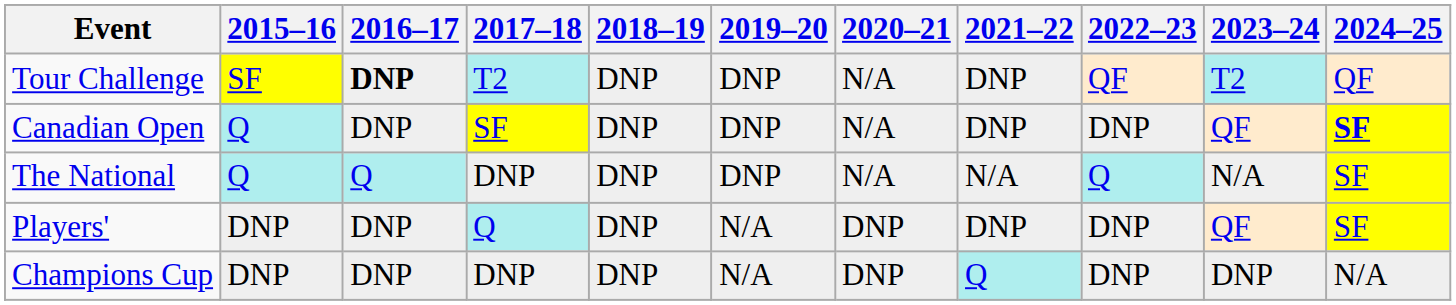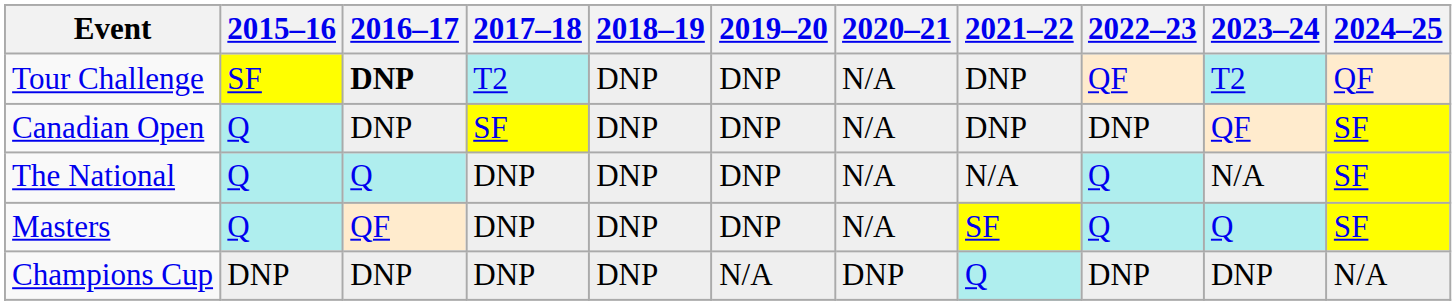(1352, 127) bold -> (1351, 127) normal
+ row: (61, 226)
- row: (61, 226)
